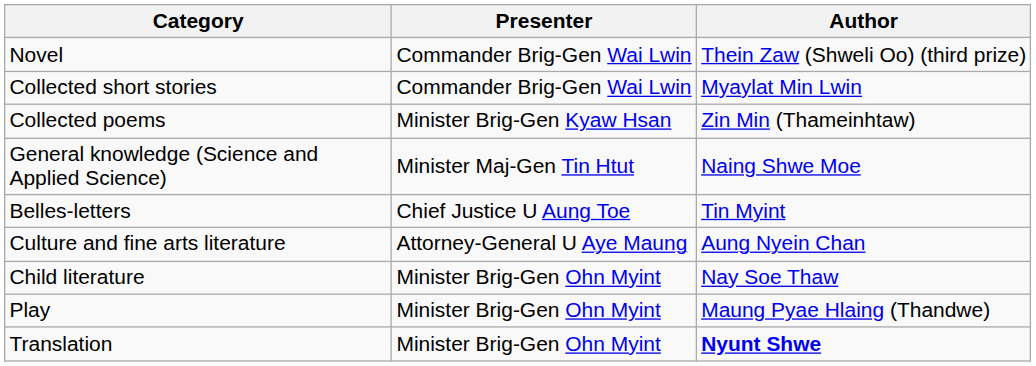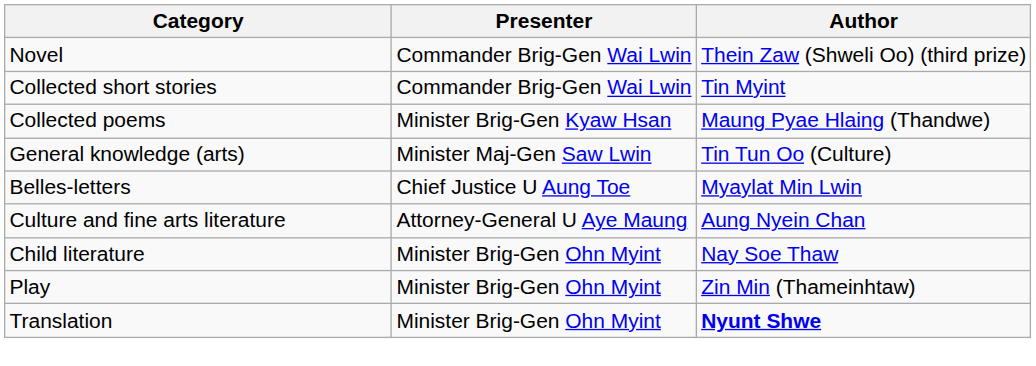(782, 87) Myaylat Min Lwin -> (743, 87) Tin Myint
(808, 120) Zin Min (Thameinhtaw) -> (846, 120) Maung Pyae Hlaing (Thandwe)
+ row: (127, 154)
- row: (164, 165)
(743, 210) Tin Myint -> (782, 187) Myaylat Min Lwin
(846, 310) Maung Pyae Hlaing (Thandwe) -> (808, 287) Zin Min (Thameinhtaw)
